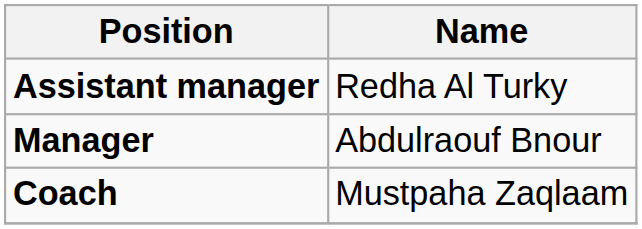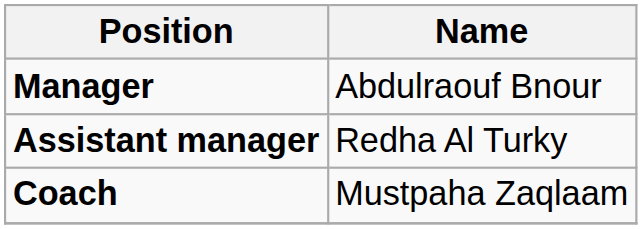rows swapped: (83, 140) <-> (166, 85)
